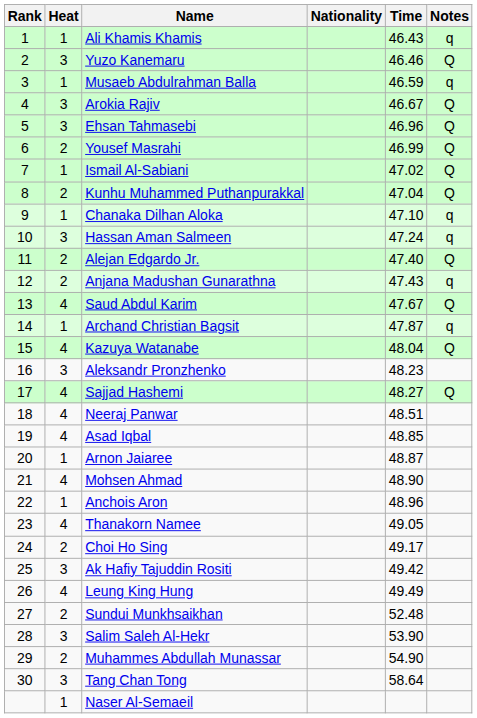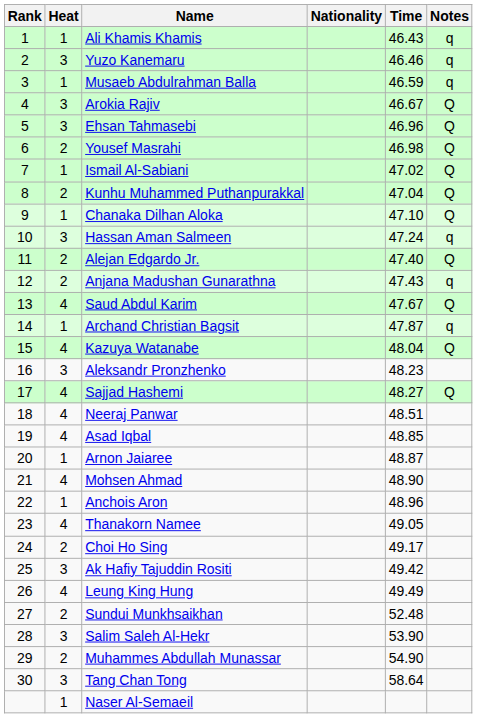(450, 60) Q -> (450, 60) q
(406, 149) 46.99 -> (406, 149) 46.98
(450, 215) q -> (450, 215) Q
